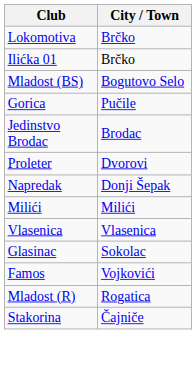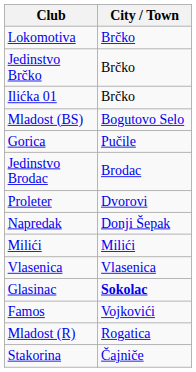+ row: (34, 67)
(123, 251) normal -> (124, 289) bold
